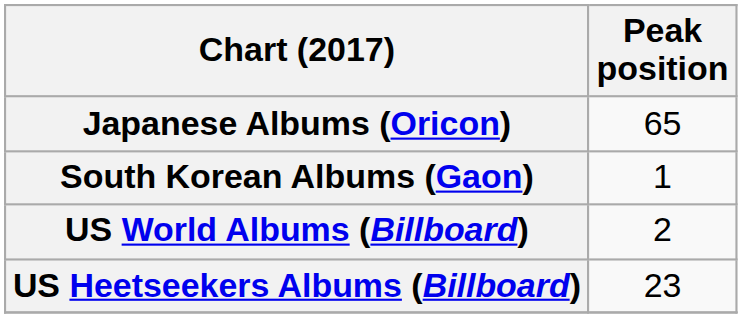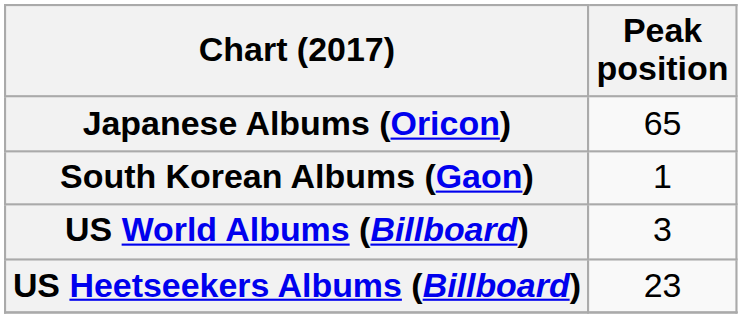(663, 230) 2 -> (663, 230) 3
